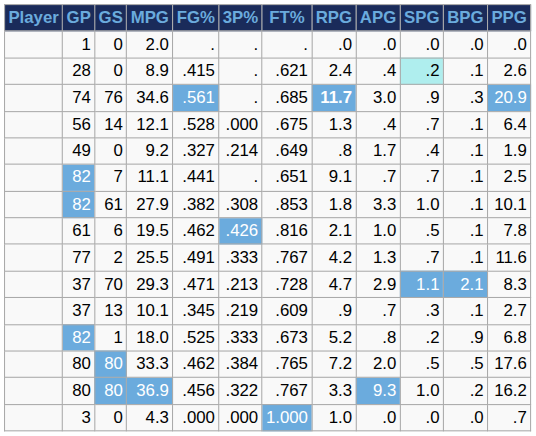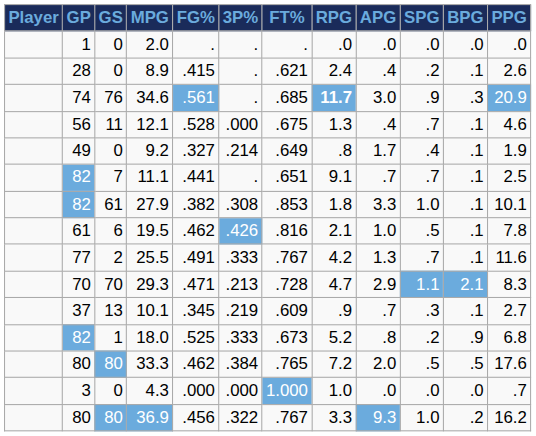(432, 71) paleturquoise background -> (432, 71) no background
(114, 124) 14 -> (114, 124) 11
(515, 124) 6.4 -> (515, 124) 4.6
(82, 284) 37 -> (82, 284) 70
rows swapped: (157, 417) <-> (153, 390)
